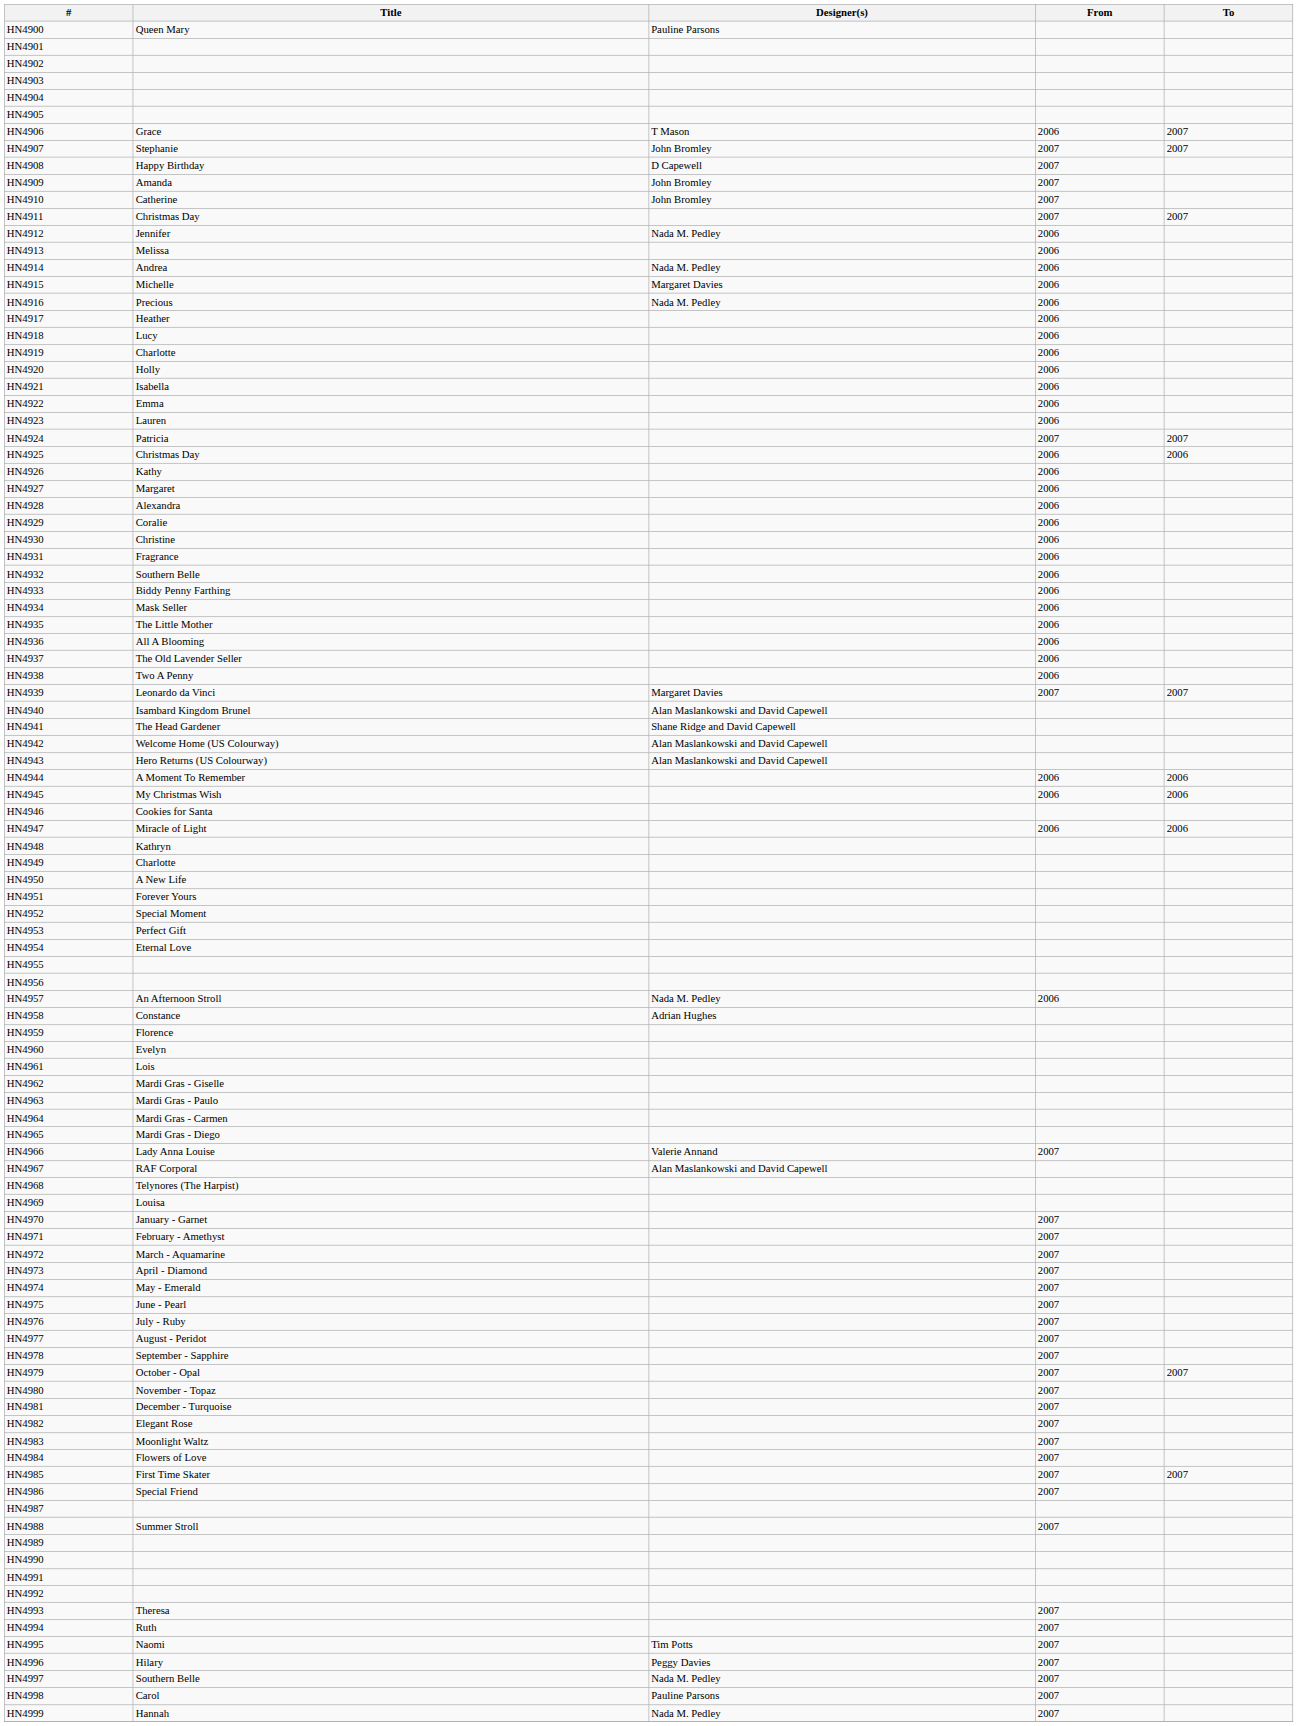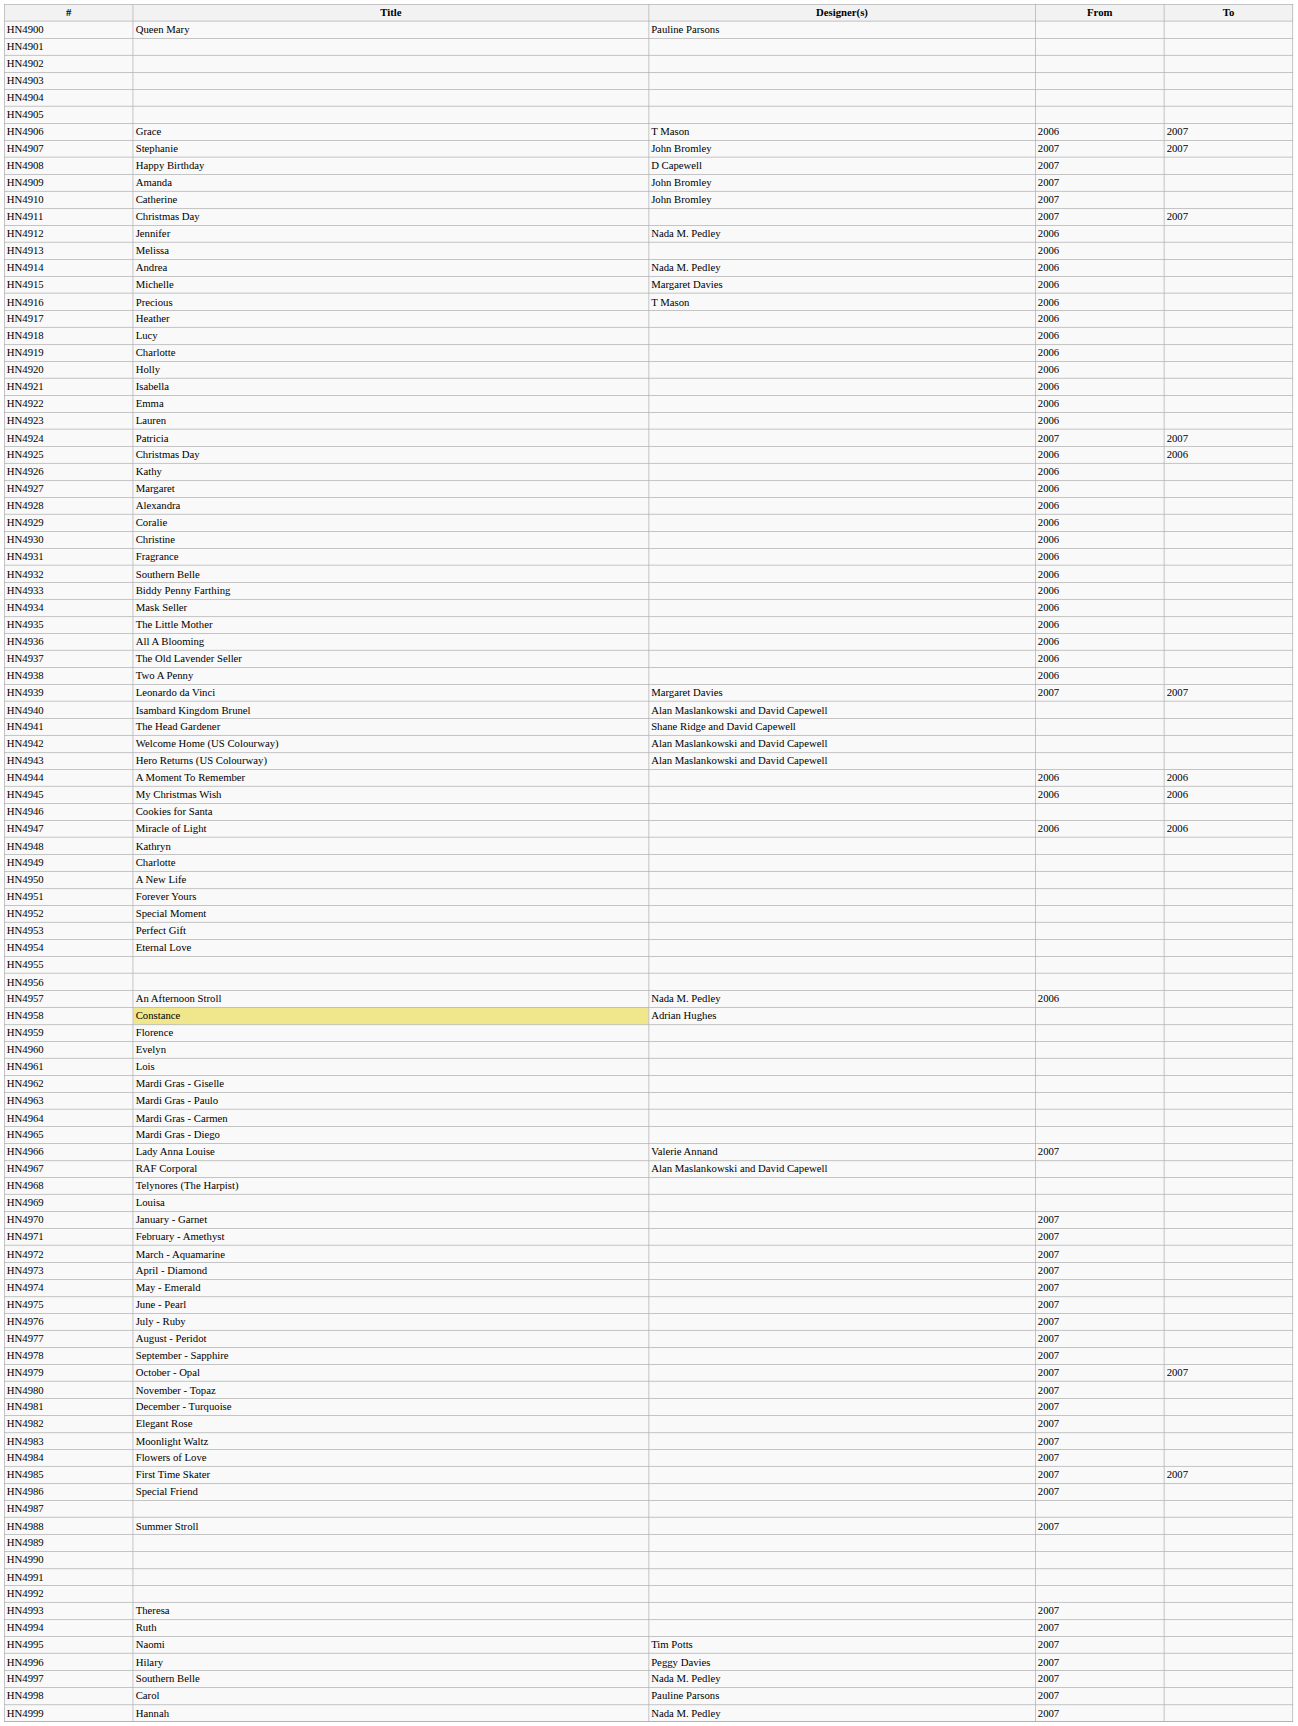(686, 302) Nada M. Pedley -> (670, 302) T Mason
(158, 1016) no background -> (158, 1016) khaki background
